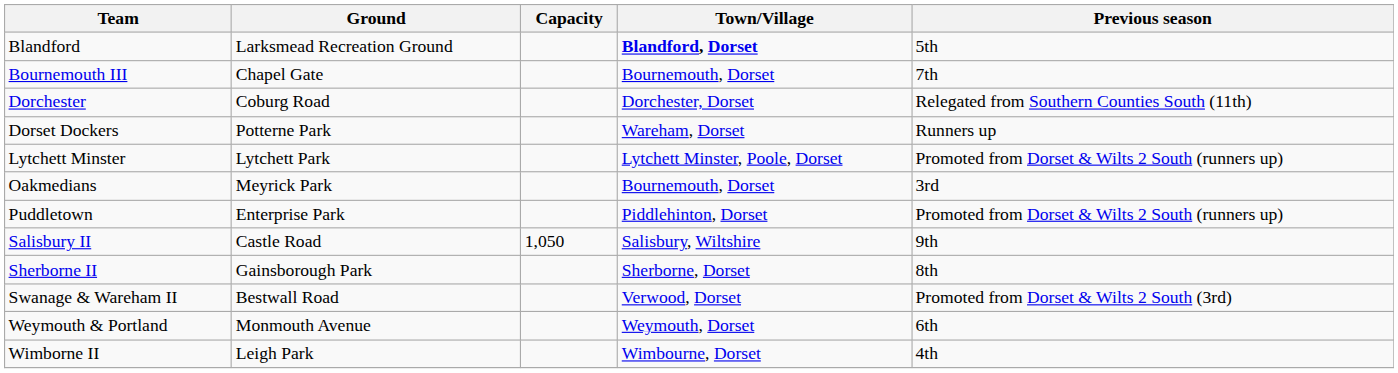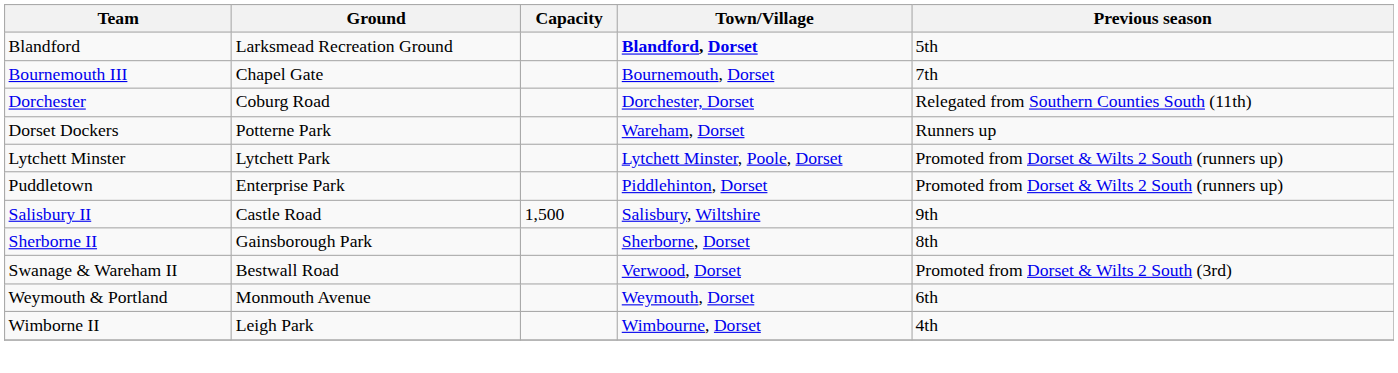- row: (53, 185)
(545, 241) 1,050 -> (545, 213) 1,500
